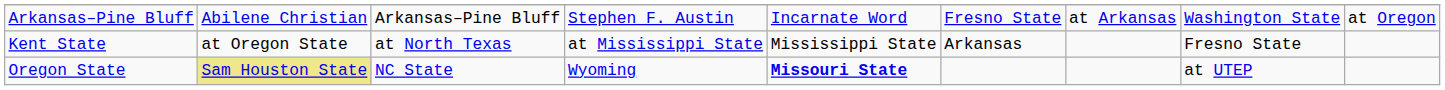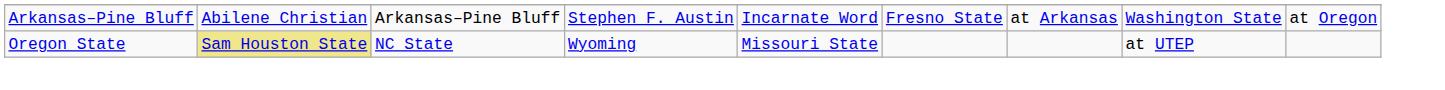- row: (57, 44)
(839, 71) bold -> (810, 44) normal
